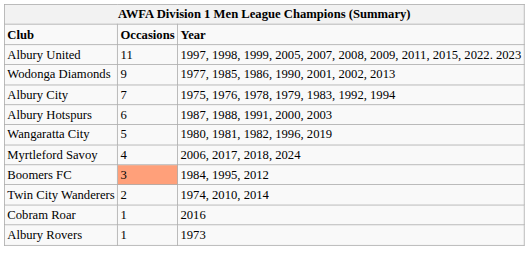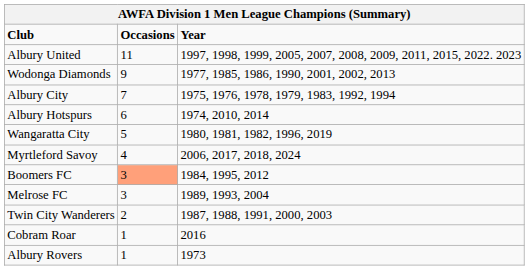(256, 114) 1987, 1988, 1991, 2000, 2003 -> (225, 114) 1974, 2010, 2014
+ row: (37, 194)
(225, 194) 1974, 2010, 2014 -> (256, 214) 1987, 1988, 1991, 2000, 2003
